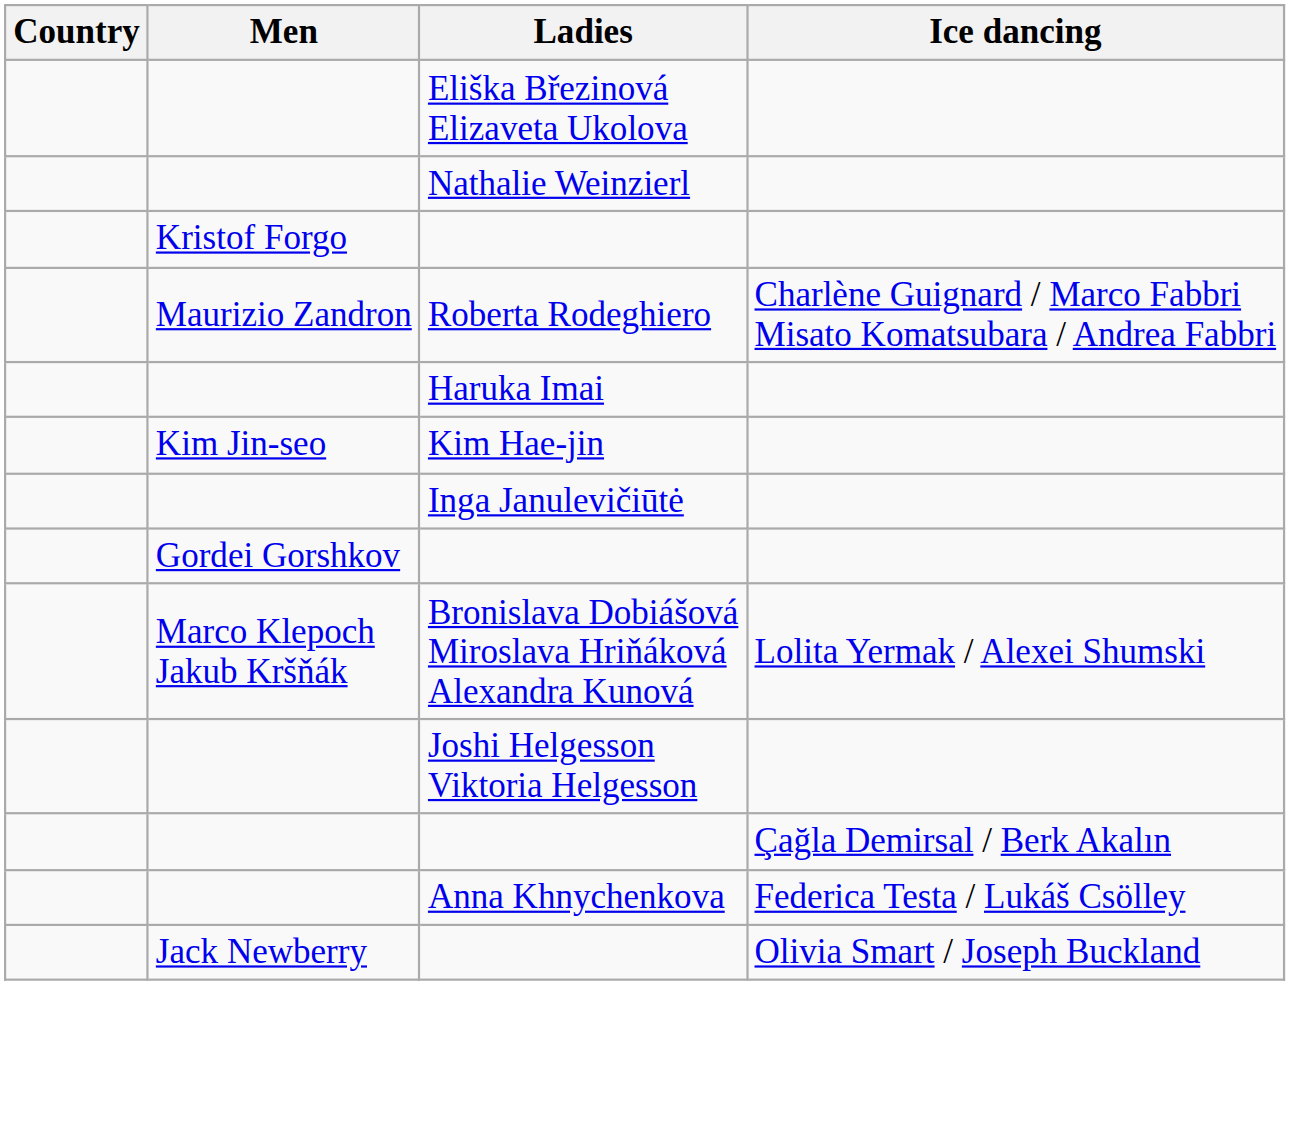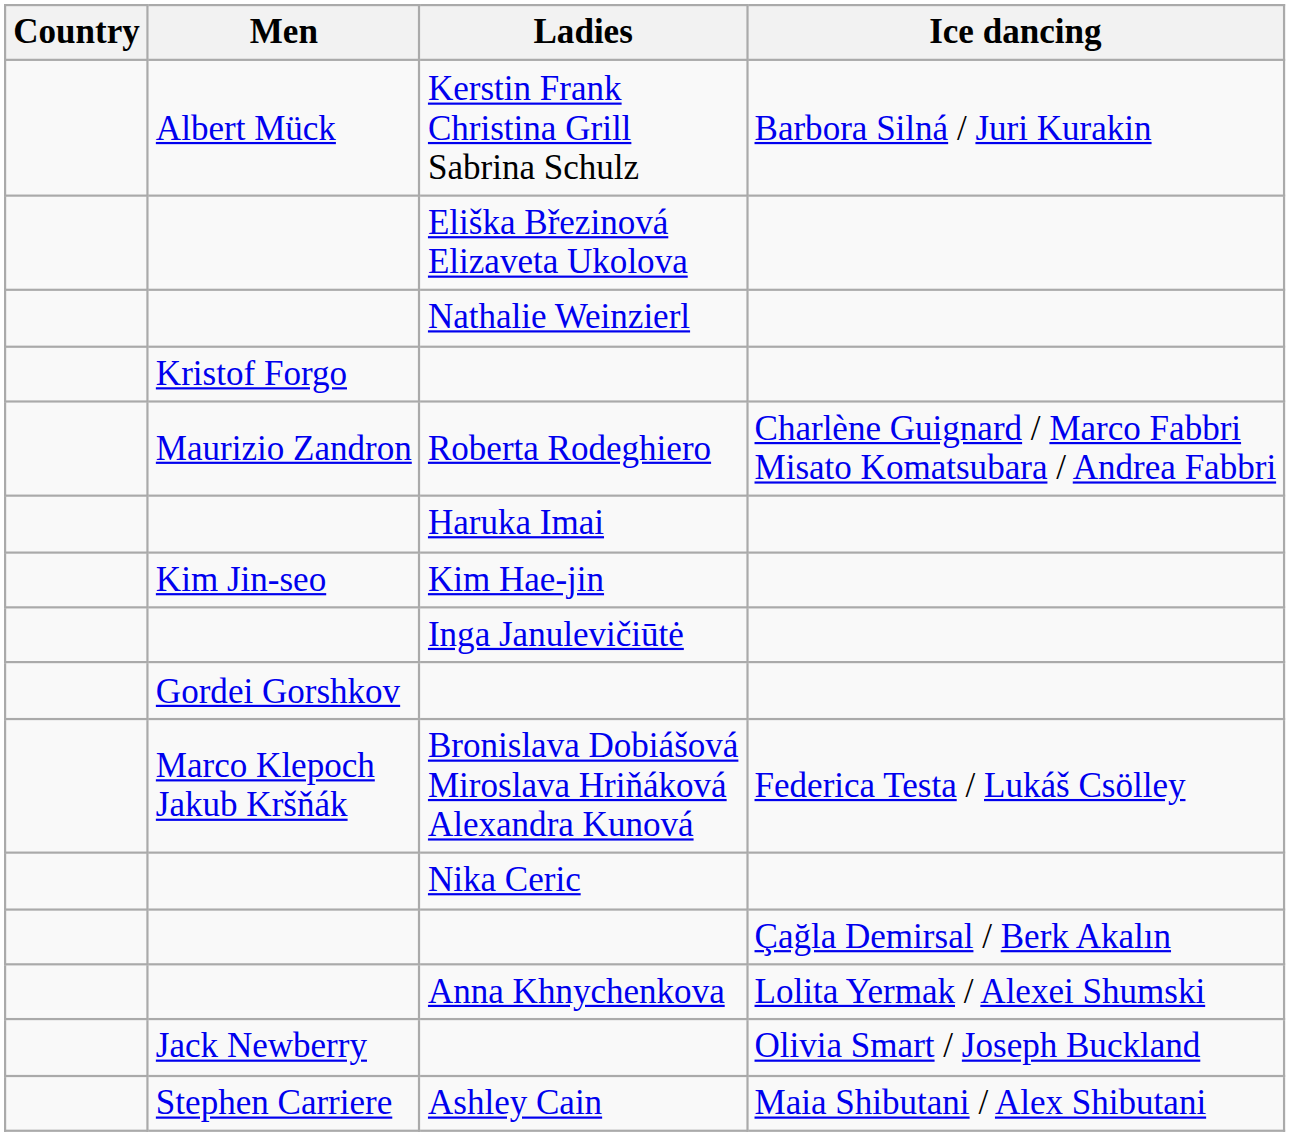+ row: (246, 127)
(980, 650) Lolita Yermak / Alexei Shumski -> (970, 785) Federica Testa / Lukáš Csölley
+ row: (284, 881)
- row: (284, 766)
(970, 896) Federica Testa / Lukáš Csölley -> (980, 991) Lolita Yermak / Alexei Shumski
+ row: (274, 1102)
